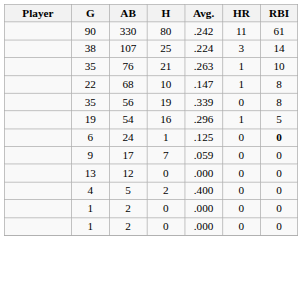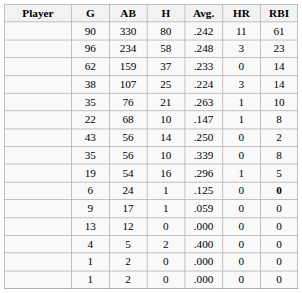+ row: (90, 48)
+ row: (90, 66)
+ row: (90, 137)
(166, 102) 19 -> (166, 155) 10
(166, 155) 7 -> (166, 208) 1
